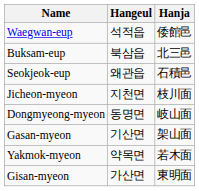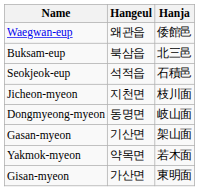(128, 32) 석적읍 -> (128, 32) 왜관읍
(128, 73) 왜관읍 -> (128, 73) 석적읍
